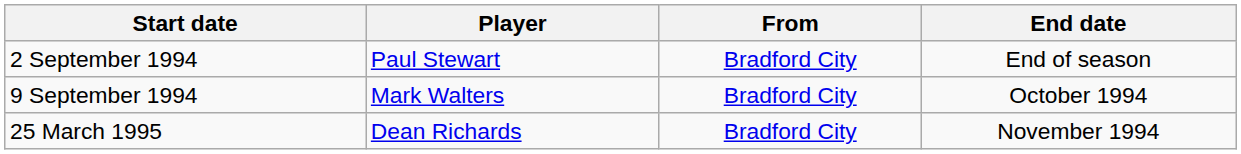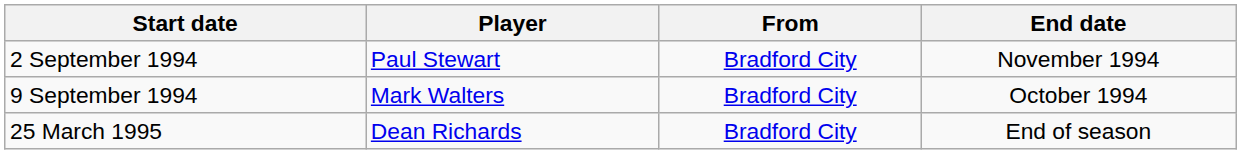(1078, 59) End of season -> (1078, 59) November 1994
(1078, 131) November 1994 -> (1078, 131) End of season
